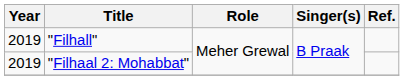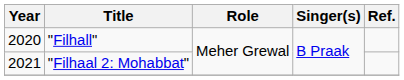(24, 39) 2019 -> (24, 39) 2020
(24, 63) 2019 -> (24, 63) 2021
